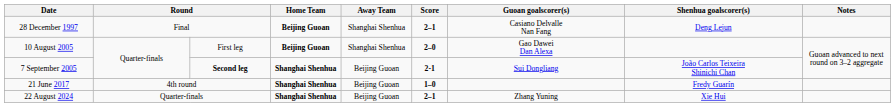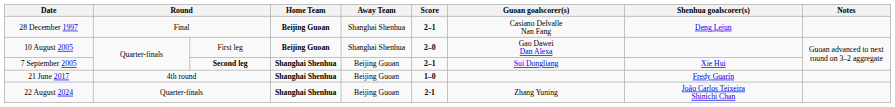(430, 68) 2-1 -> (430, 64) 2–1
(713, 68) João Carlos Teixeira Shinichi Chan -> (713, 64) Xie Hui
(430, 96) 2–1 -> (430, 92) 2-1
(713, 96) Xie Hui -> (713, 92) João Carlos Teixeira Shinichi Chan
